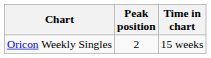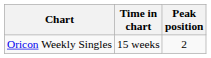columns swapped: (136, 19) <-> (182, 19)
